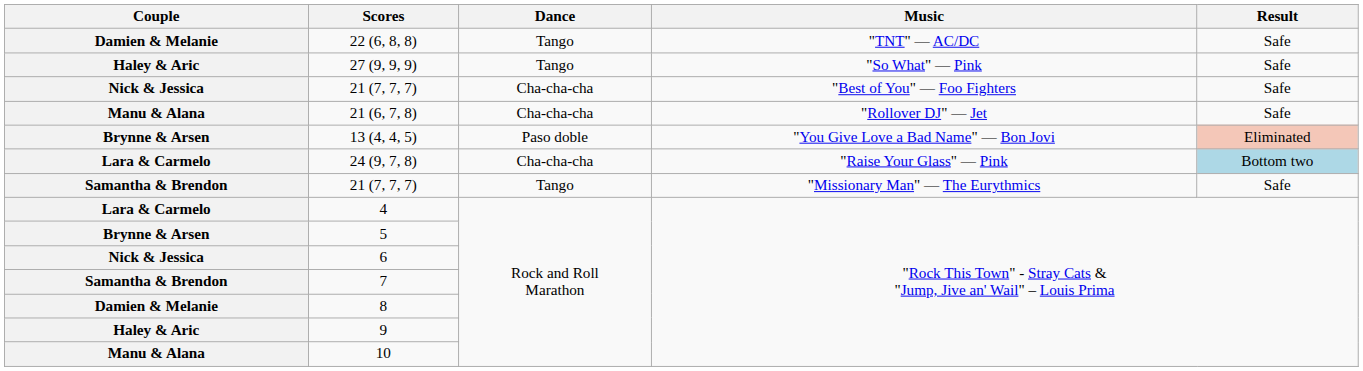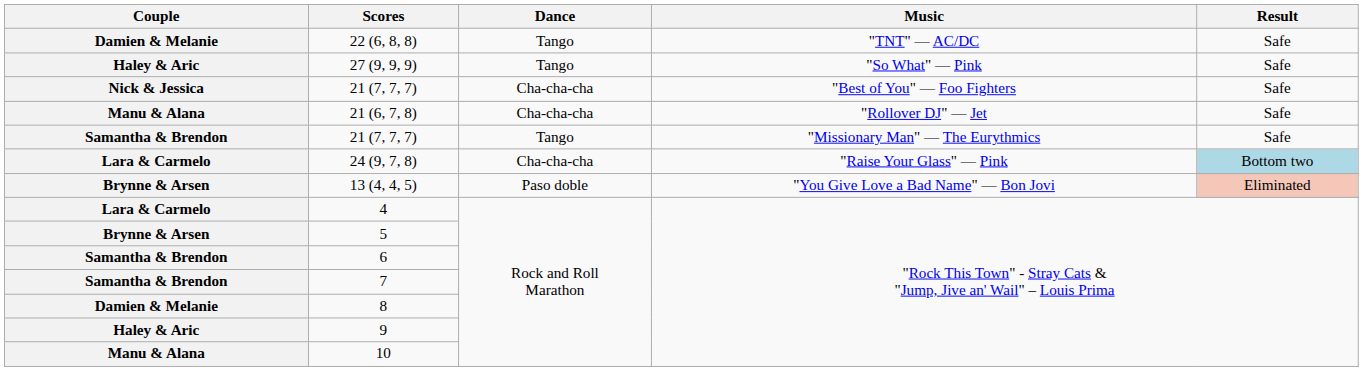rows swapped: (383, 137) <-> (383, 185)
(156, 257) Nick & Jessica -> (156, 257) Samantha & Brendon
